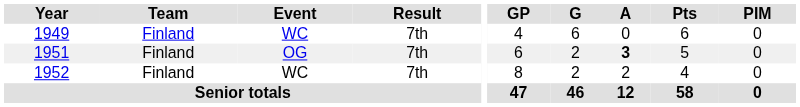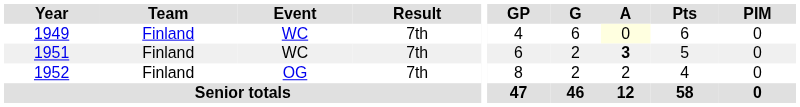(626, 33) no background -> (626, 33) lightyellow background
(295, 53) OG -> (295, 53) WC
(295, 73) WC -> (295, 73) OG
